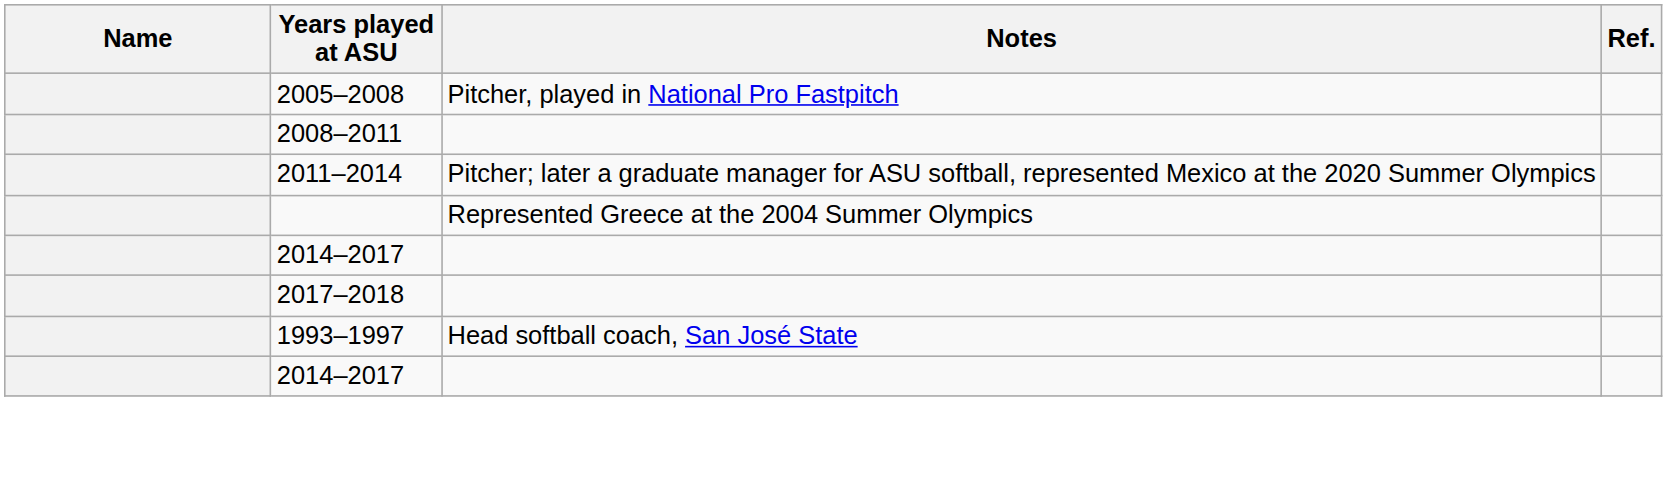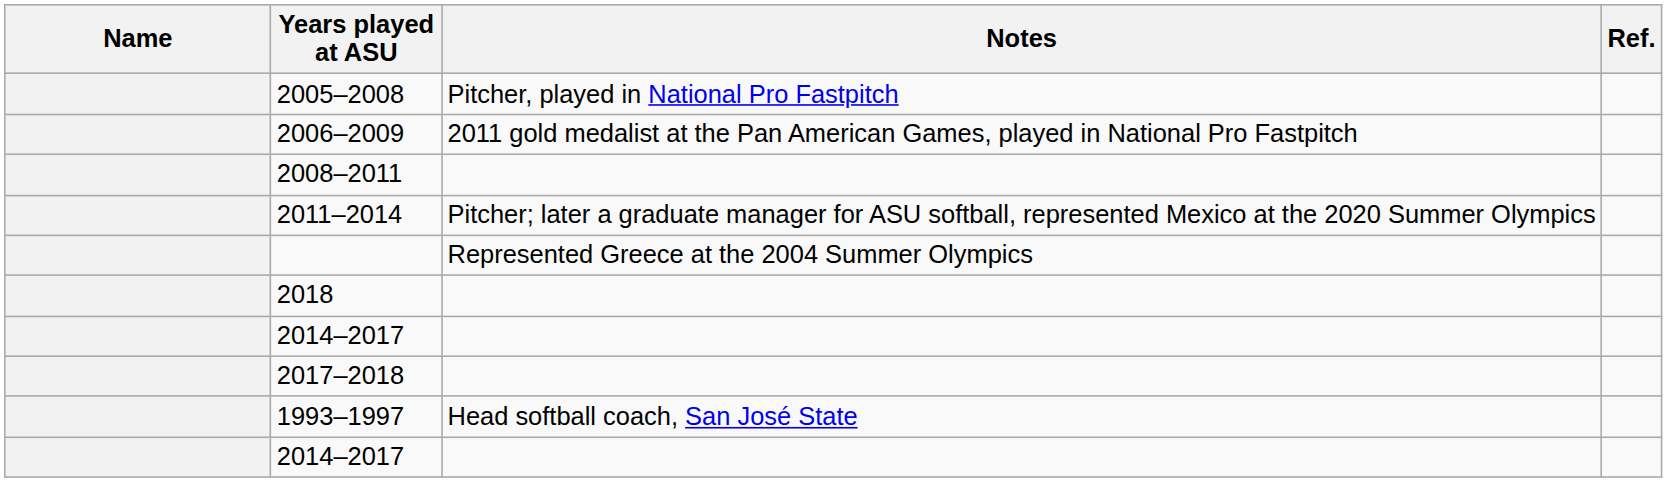+ row: (340, 133)
+ row: (305, 295)
